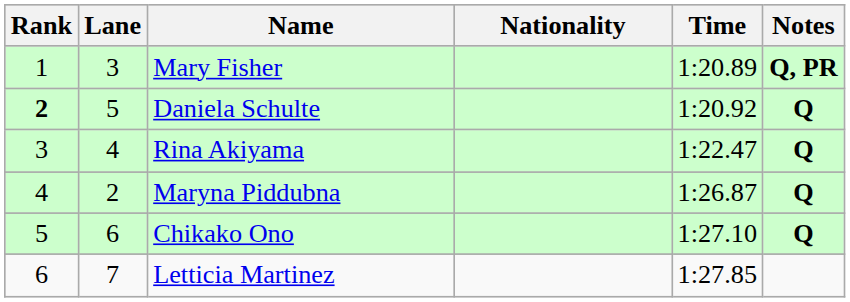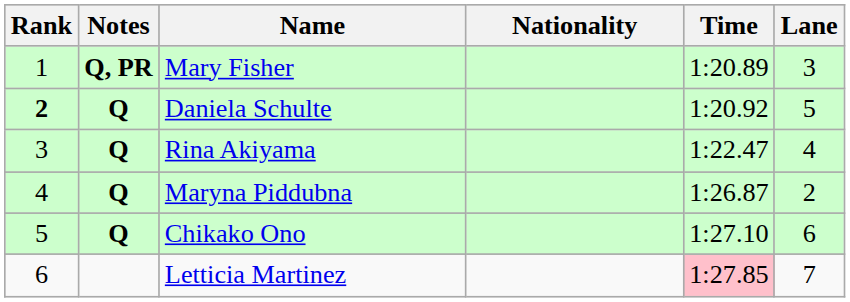columns swapped: (113, 25) <-> (803, 25)
(717, 274) no background -> (729, 274) pink background
